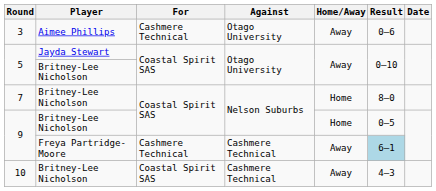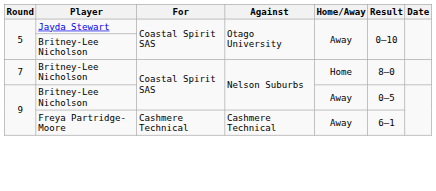- row: (20, 32)
(341, 123) Home -> (341, 97) Away
(386, 148) lightblue background -> (386, 123) no background
- row: (20, 173)
